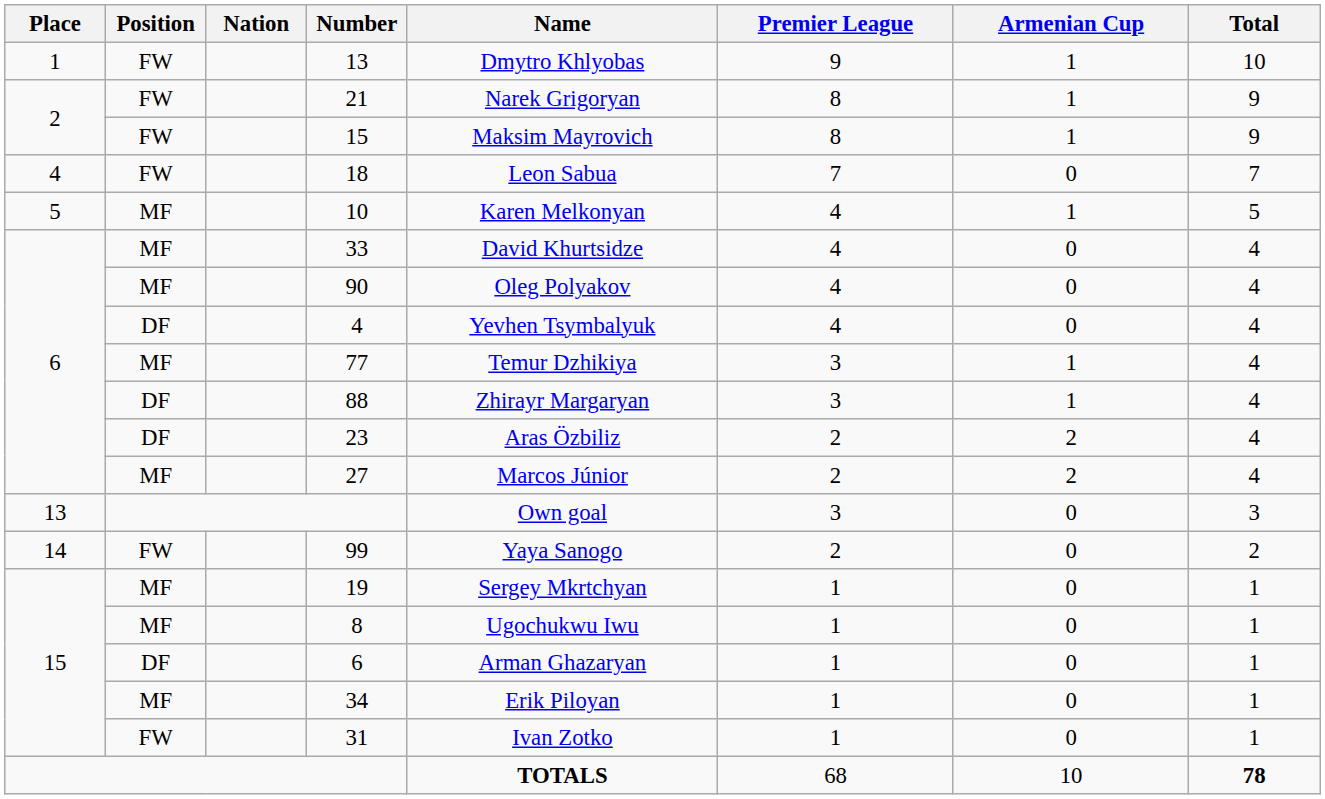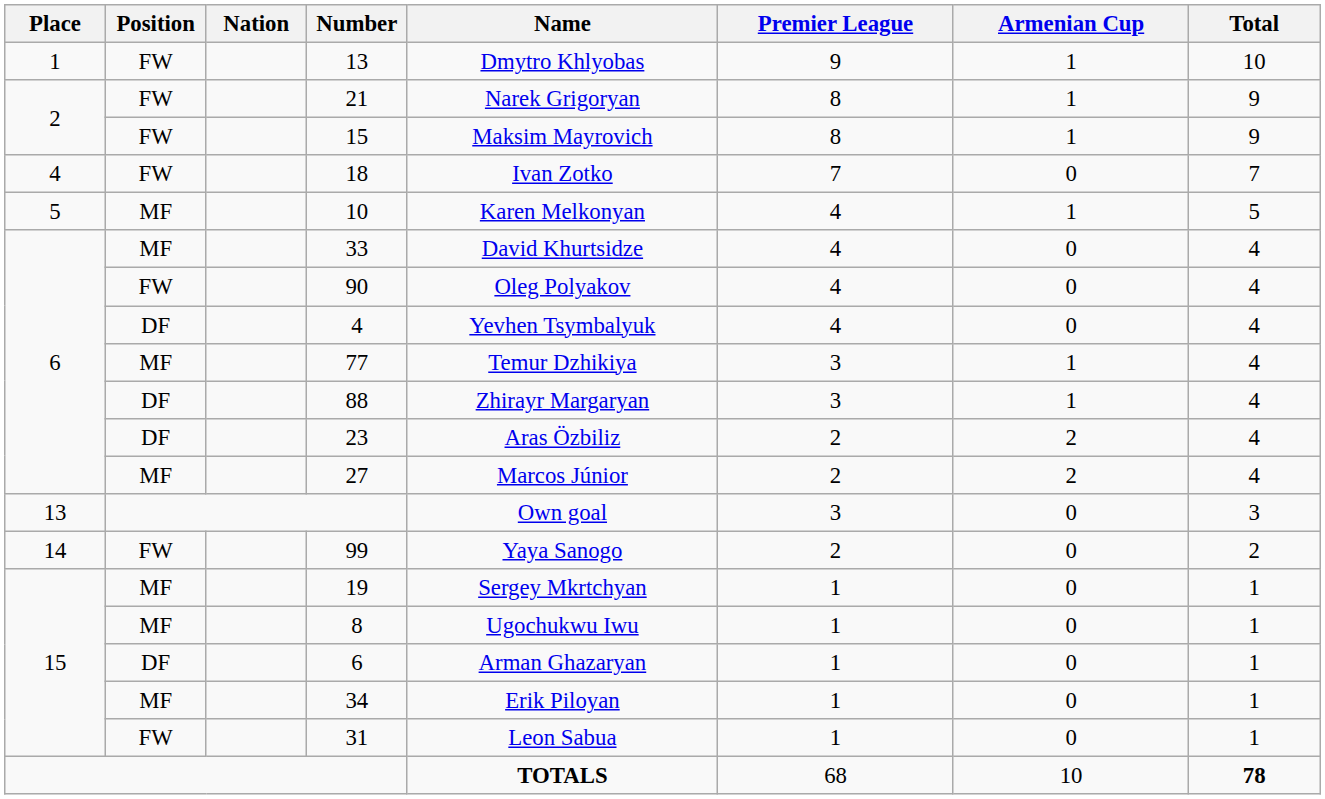(562, 173) Leon Sabua -> (562, 173) Ivan Zotko
(156, 286) MF -> (156, 286) FW
(562, 737) Ivan Zotko -> (562, 737) Leon Sabua
